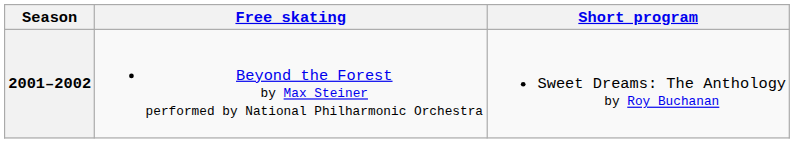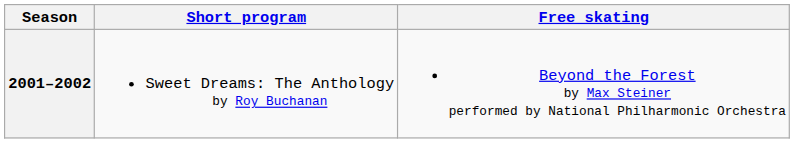columns swapped: (638, 17) <-> (291, 17)
